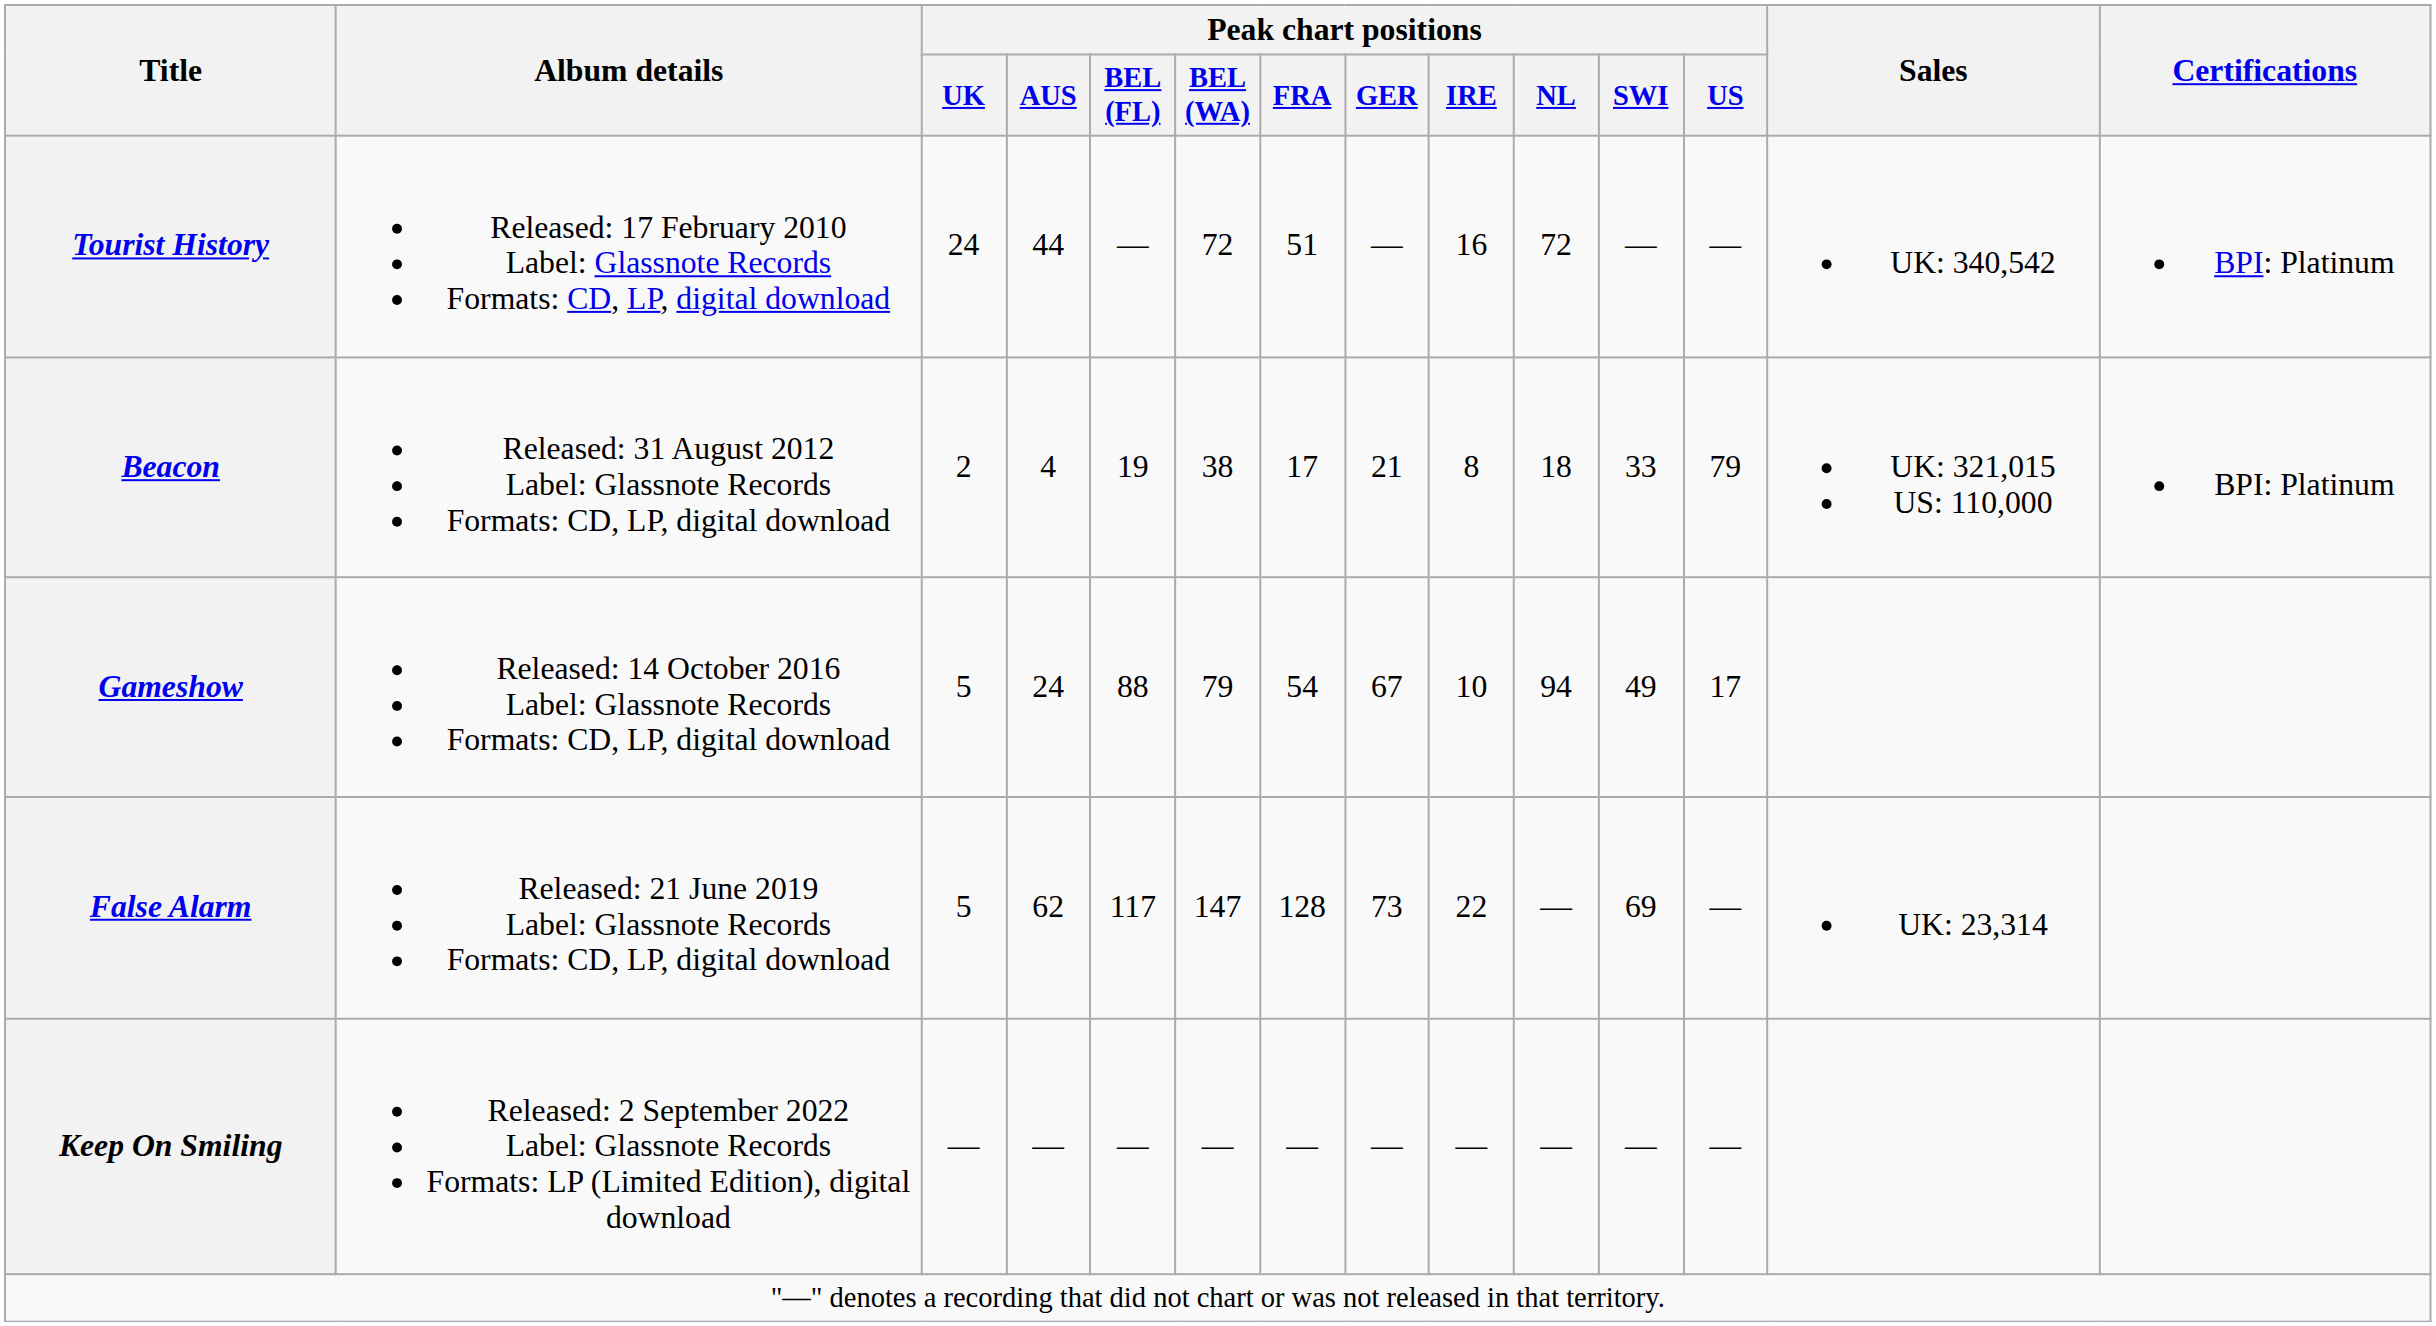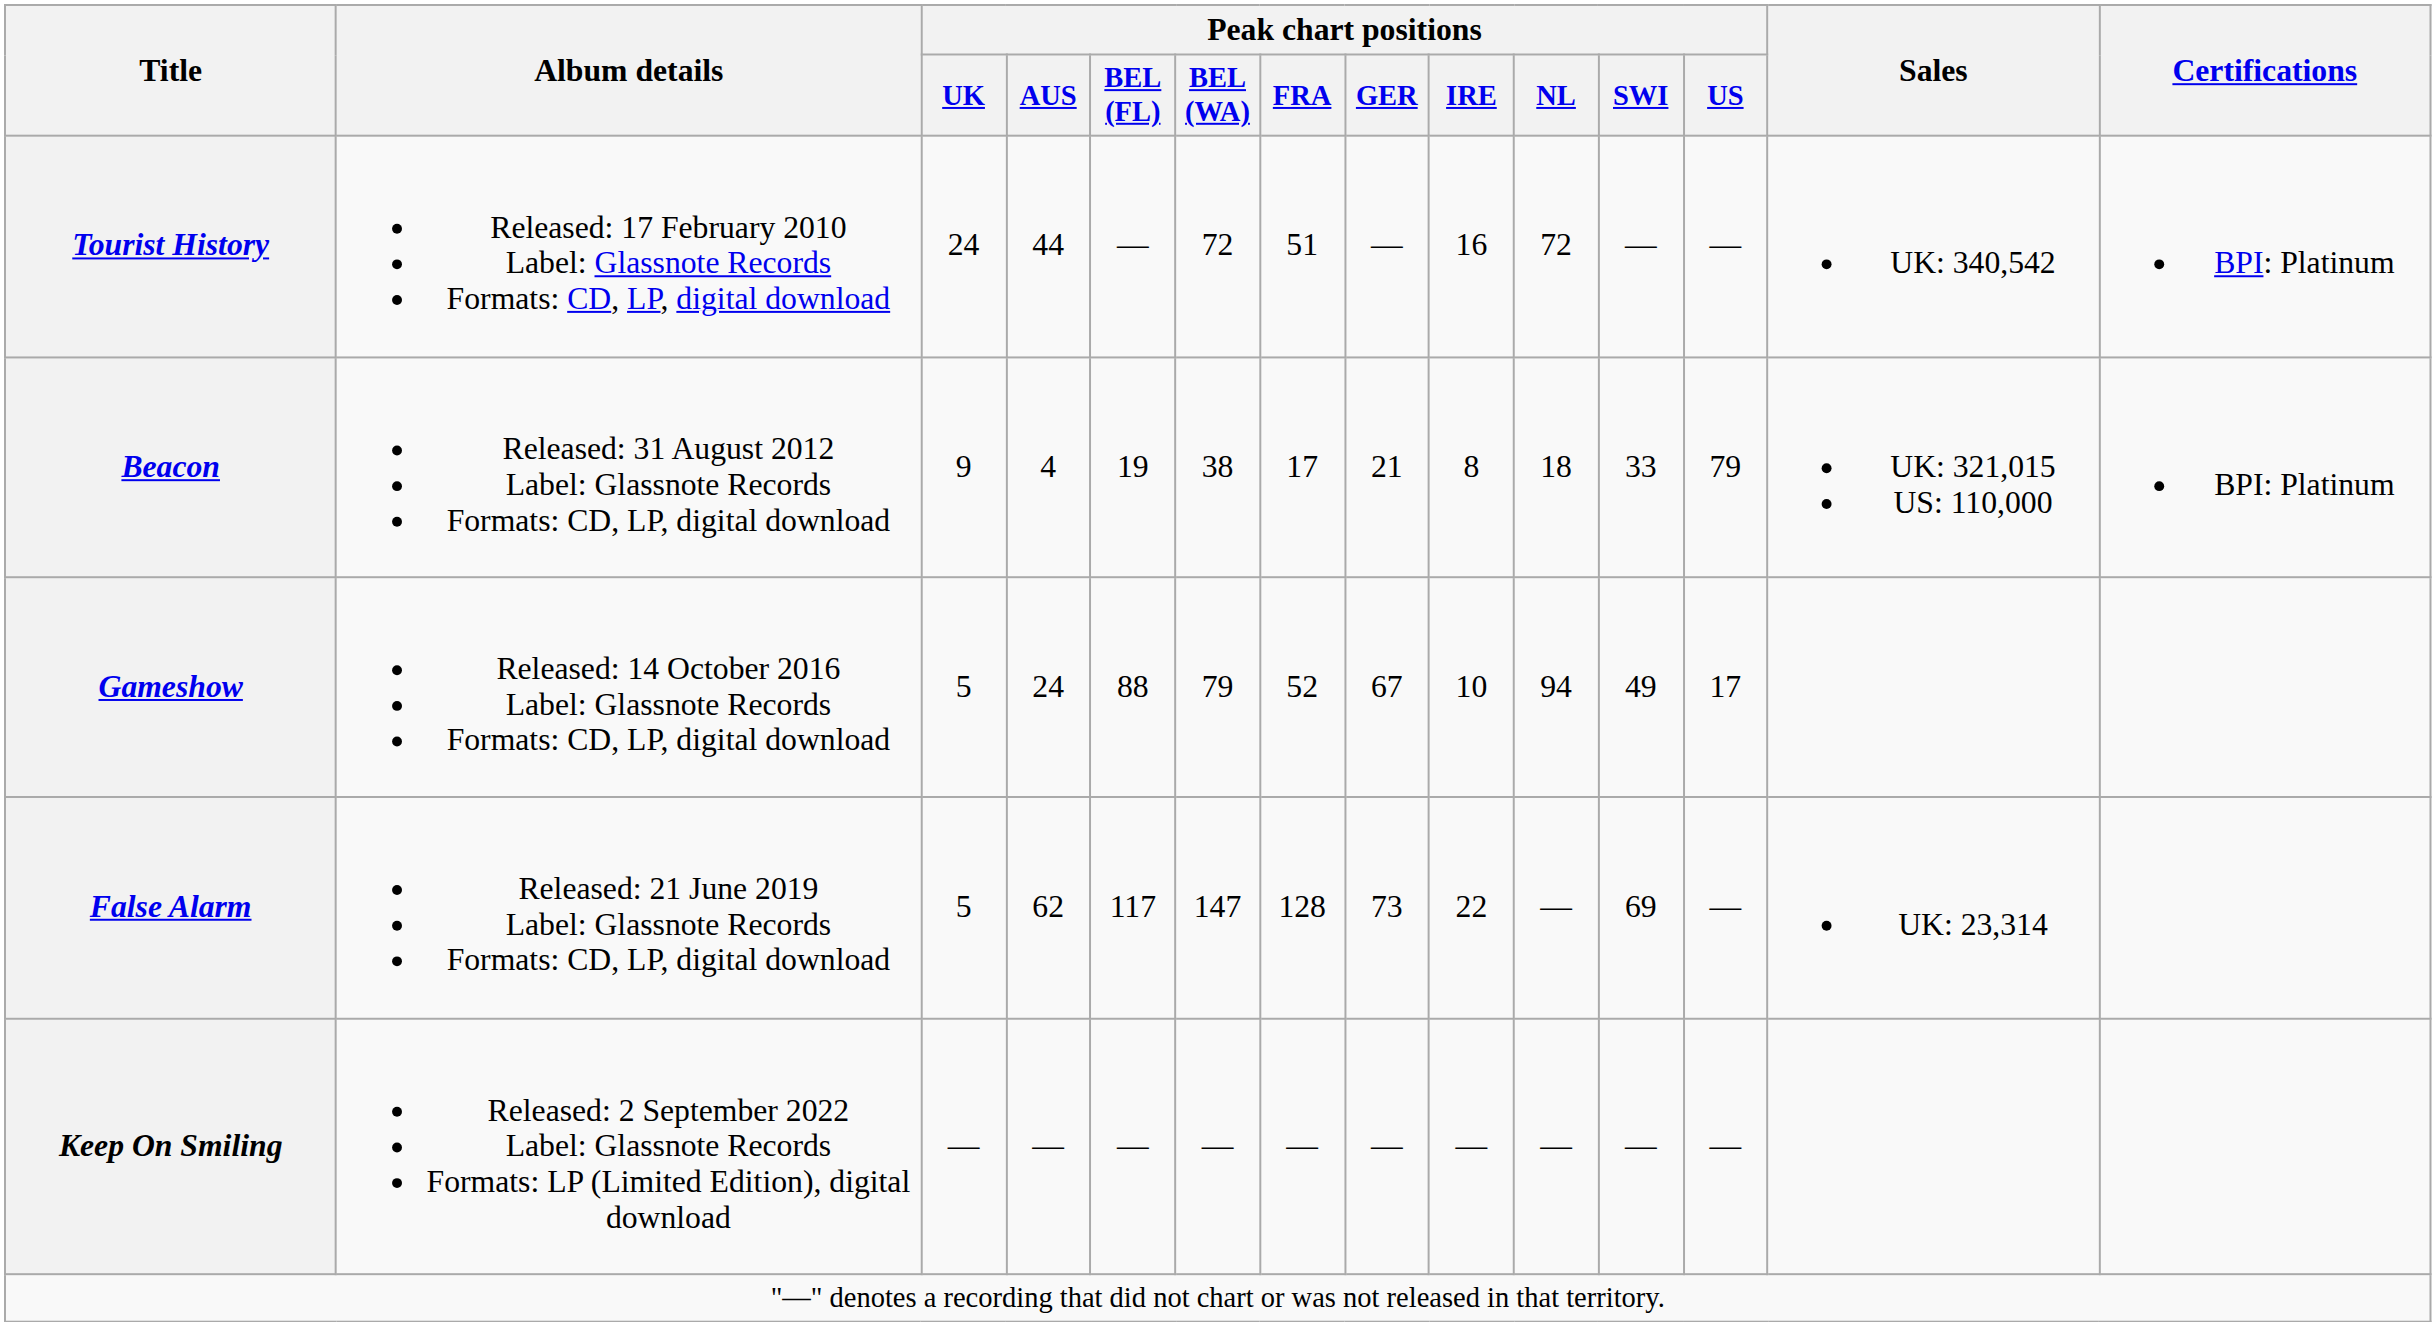(964, 466) 2 -> (964, 466) 9
(1302, 686) 54 -> (1302, 686) 52
